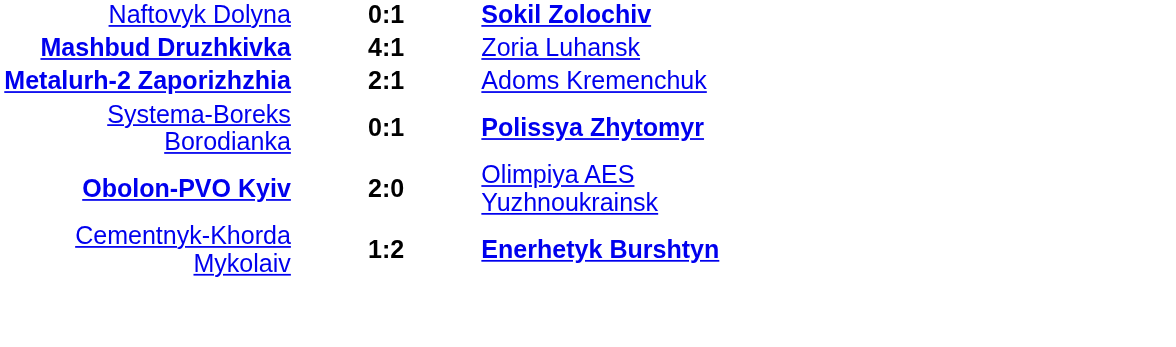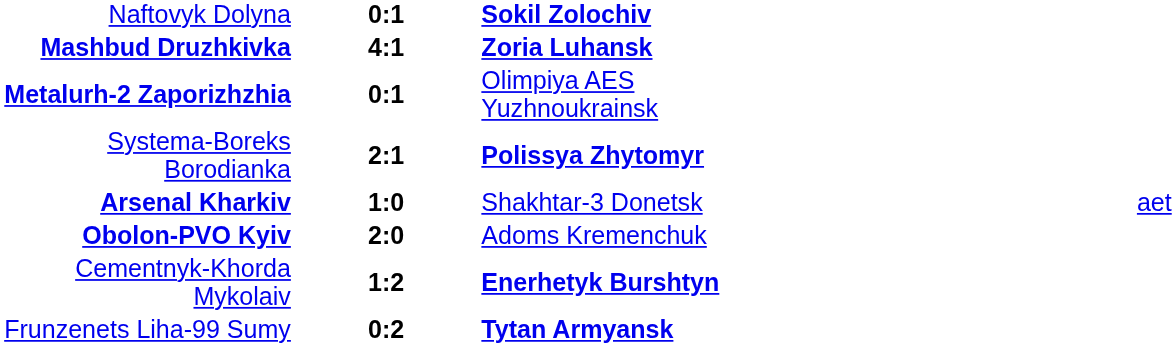(561, 48) normal -> (567, 48) bold
(386, 81) 2:1 -> (386, 95) 0:1
(594, 81) Adoms Kremenchuk -> (570, 95) Olimpiya AES Yuzhnoukrainsk
(386, 128) 0:1 -> (386, 156) 2:1
+ row: (196, 203)
(570, 189) Olimpiya AES Yuzhnoukrainsk -> (594, 236) Adoms Kremenchuk
+ row: (148, 330)
